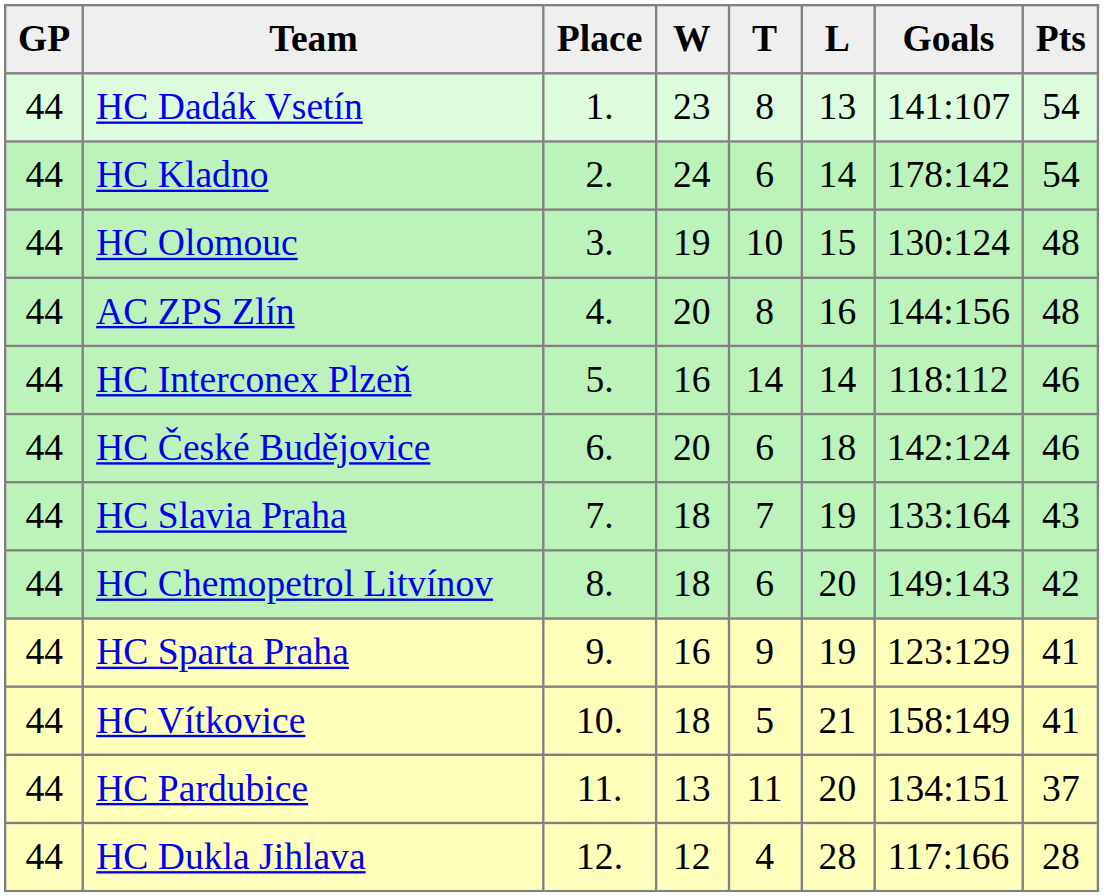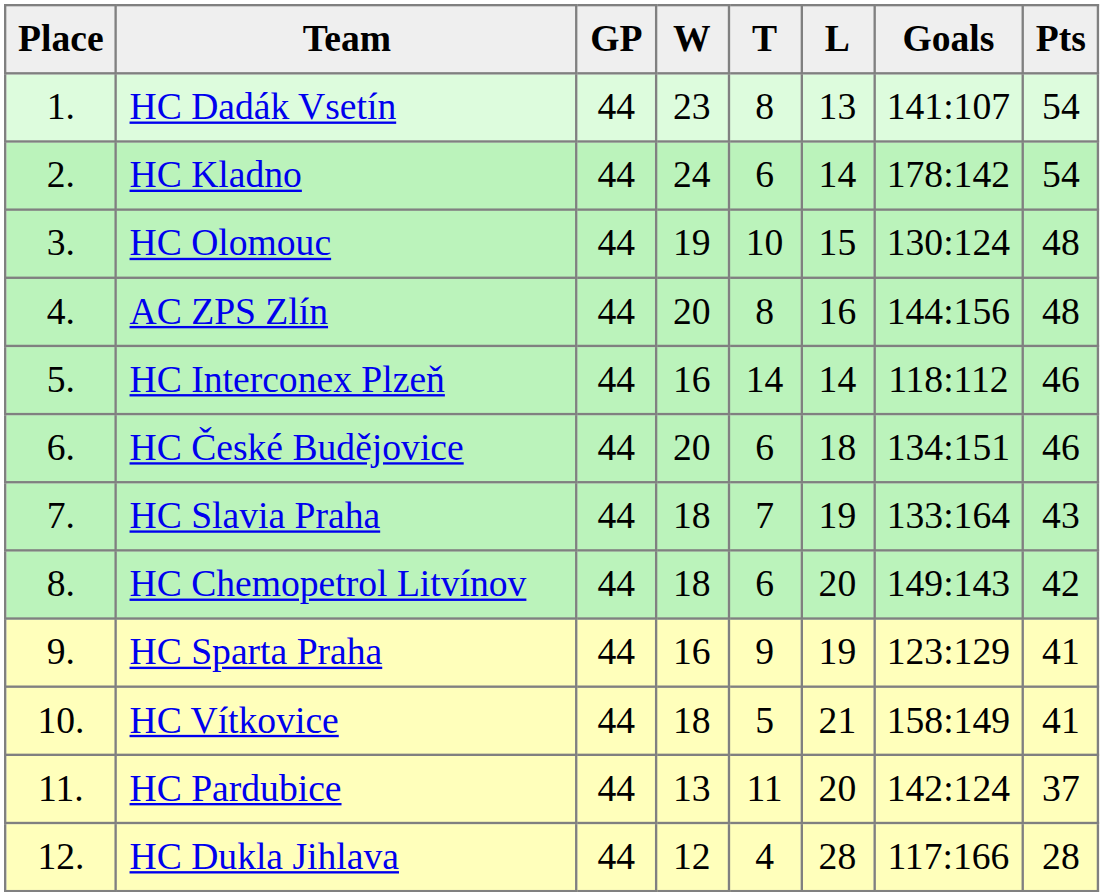columns swapped: (600, 38) <-> (44, 38)
(948, 447) 142:124 -> (948, 447) 134:151
(948, 788) 134:151 -> (948, 788) 142:124
